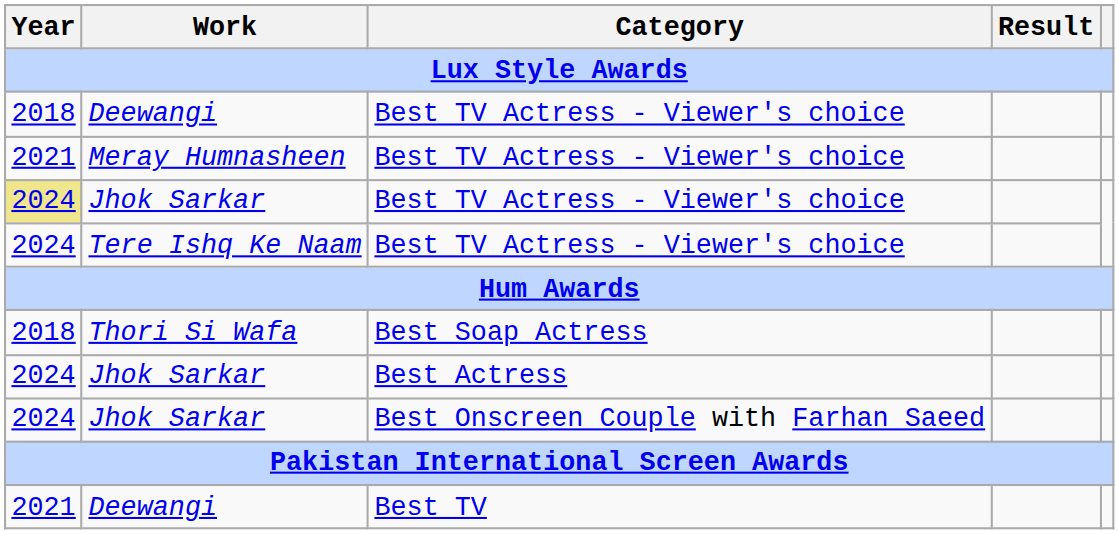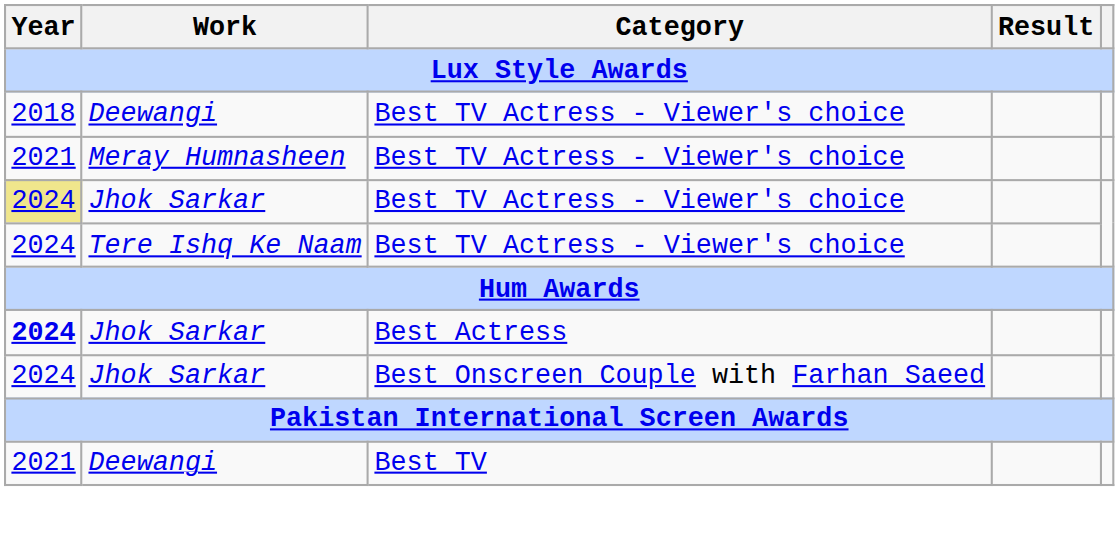- row: (193, 332)
(44, 376) normal -> (44, 332) bold
